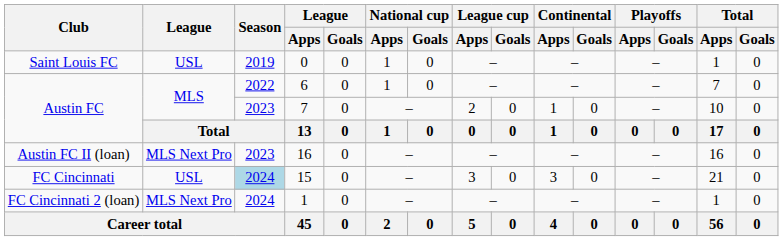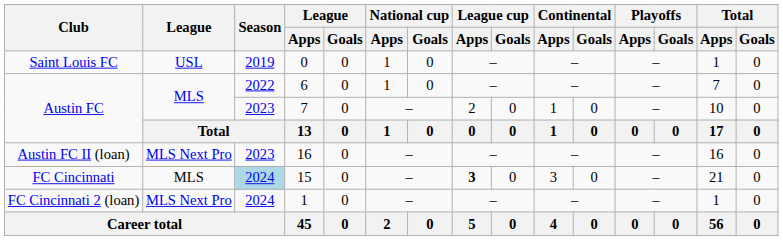(189, 177) USL -> (189, 177) MLS
(472, 177) normal -> (472, 177) bold
